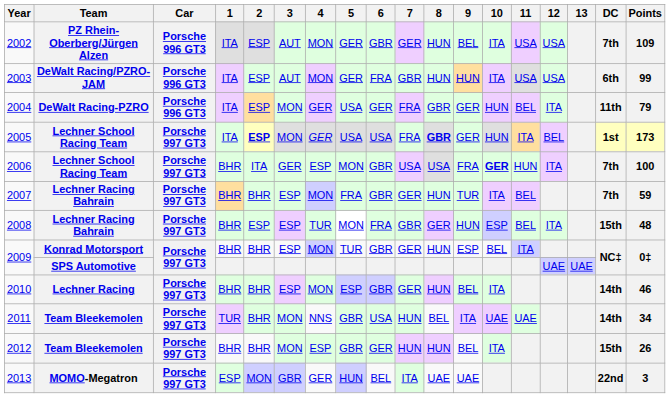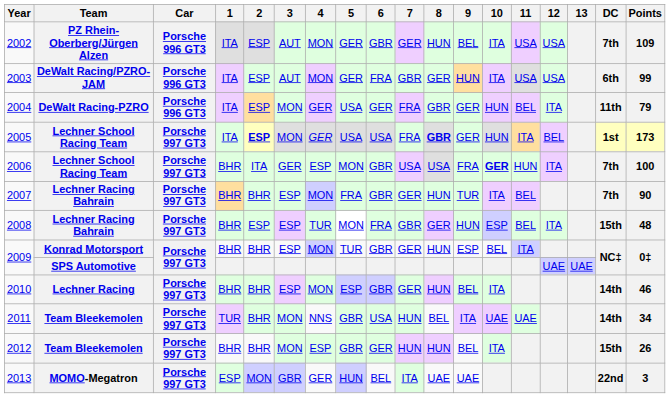(439, 78) HUN -> (439, 78) GER
(645, 196) 59 -> (645, 196) 90
